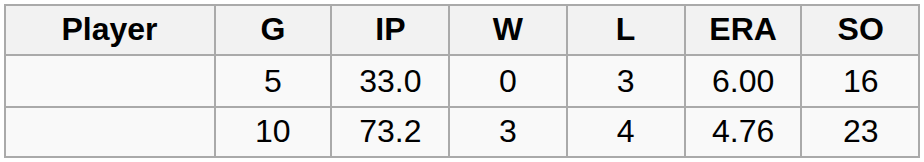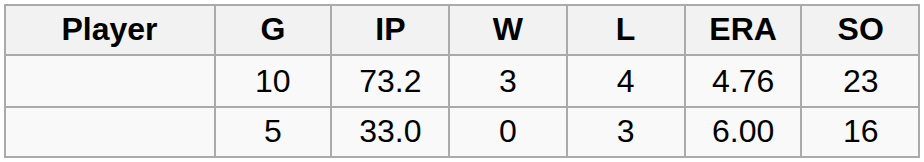rows swapped: (273, 131) <-> (273, 80)
